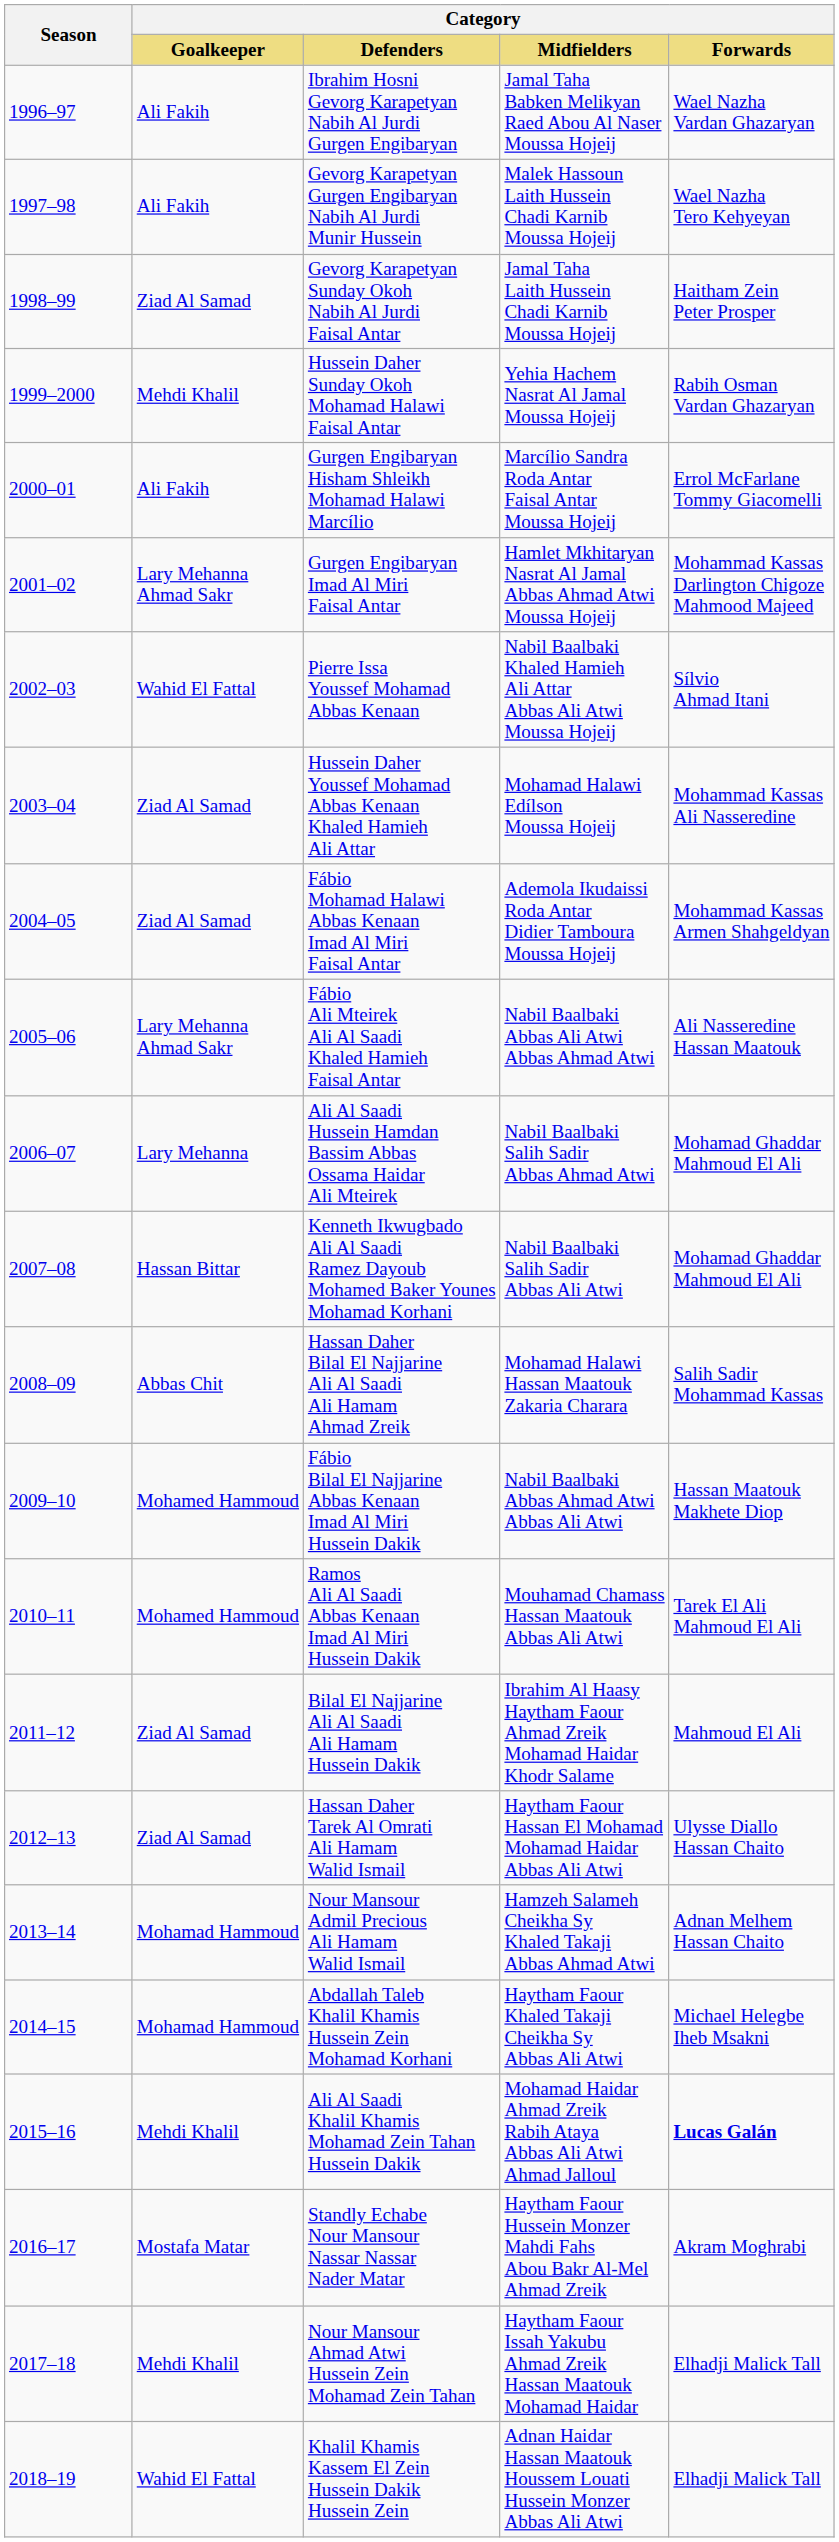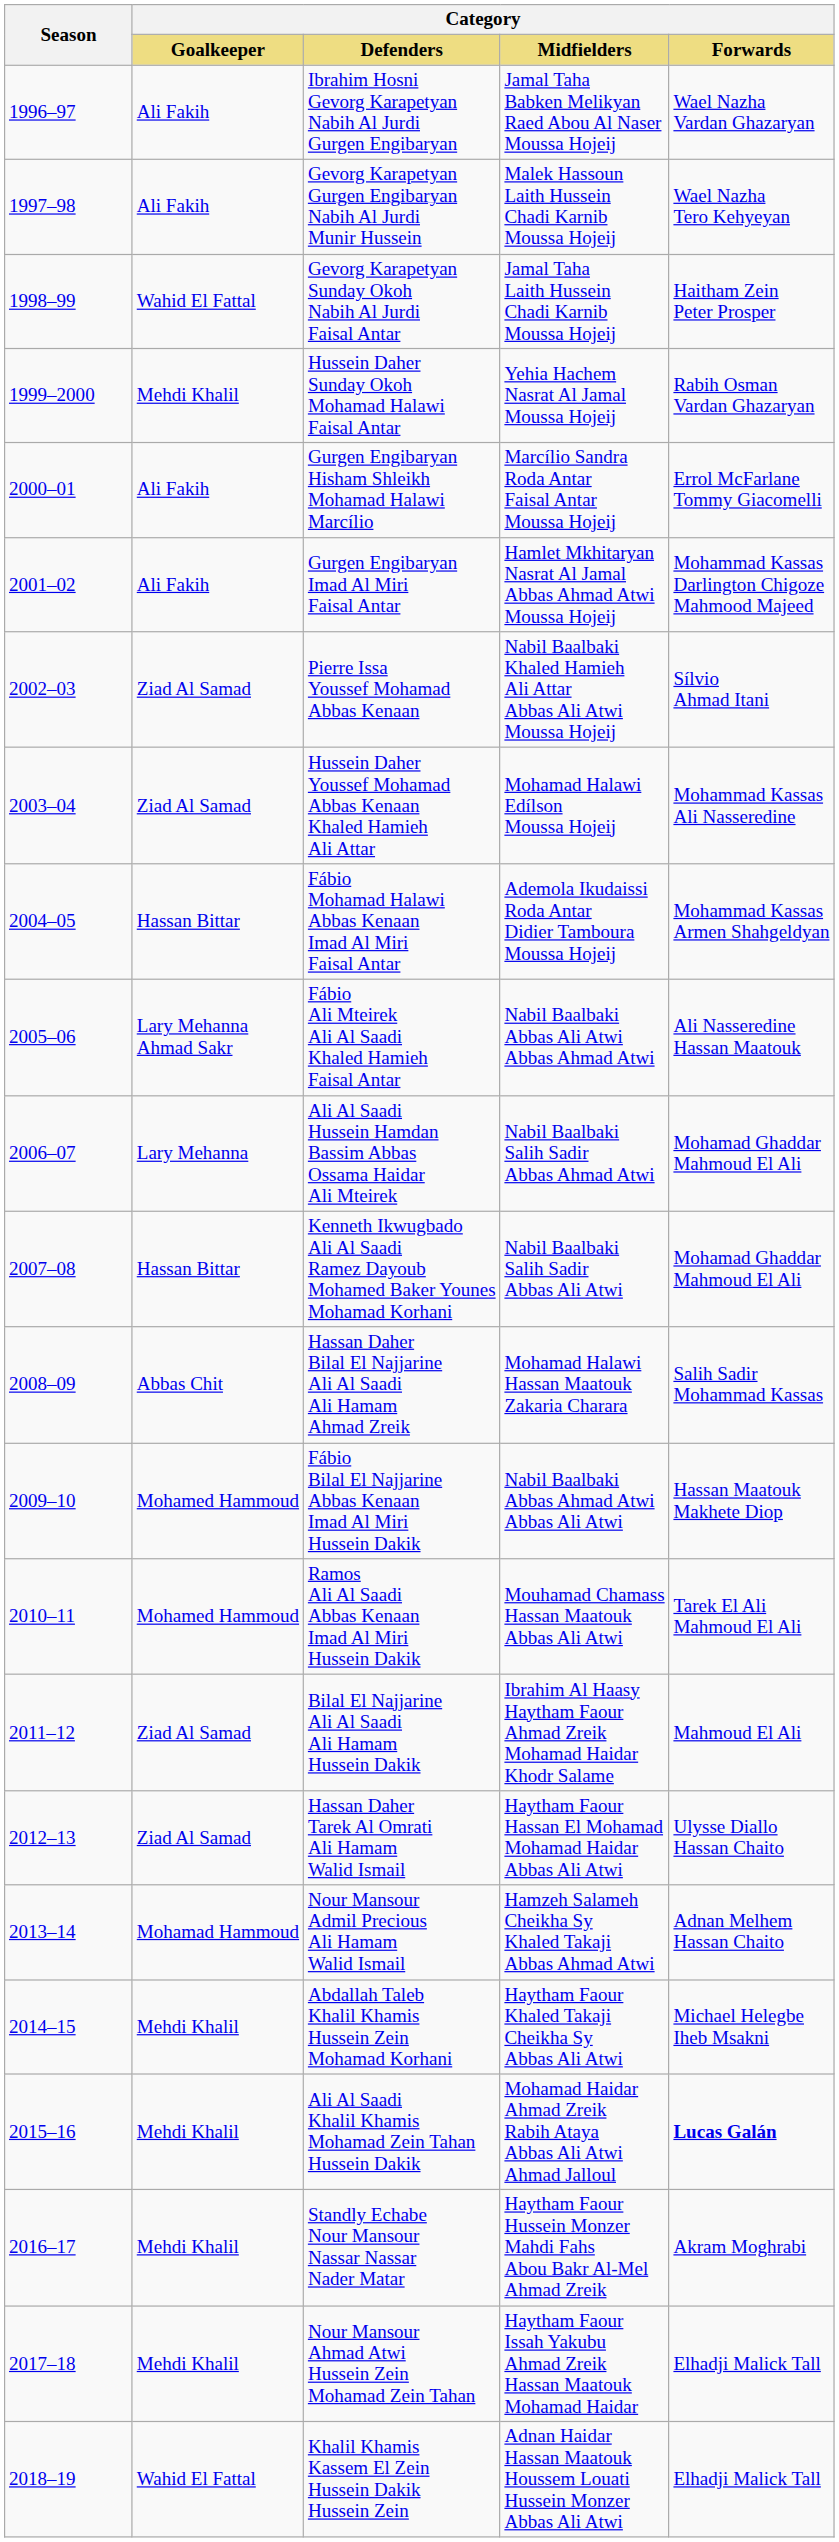(194, 301) Ziad Al Samad -> (196, 301) Wahid El Fattal
(193, 584) Lary Mehanna Ahmad Sakr -> (173, 584) Ali Fakih
(196, 689) Wahid El Fattal -> (194, 689) Ziad Al Samad
(194, 921) Ziad Al Samad -> (188, 921) Hassan Bittar
(218, 2026) Mohamad Hammoud -> (188, 2026) Mehdi Khalil
(193, 2247) Mostafa Matar -> (188, 2247) Mehdi Khalil
